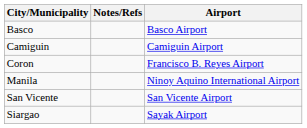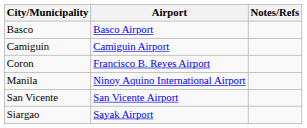columns swapped: (223, 13) <-> (118, 13)
